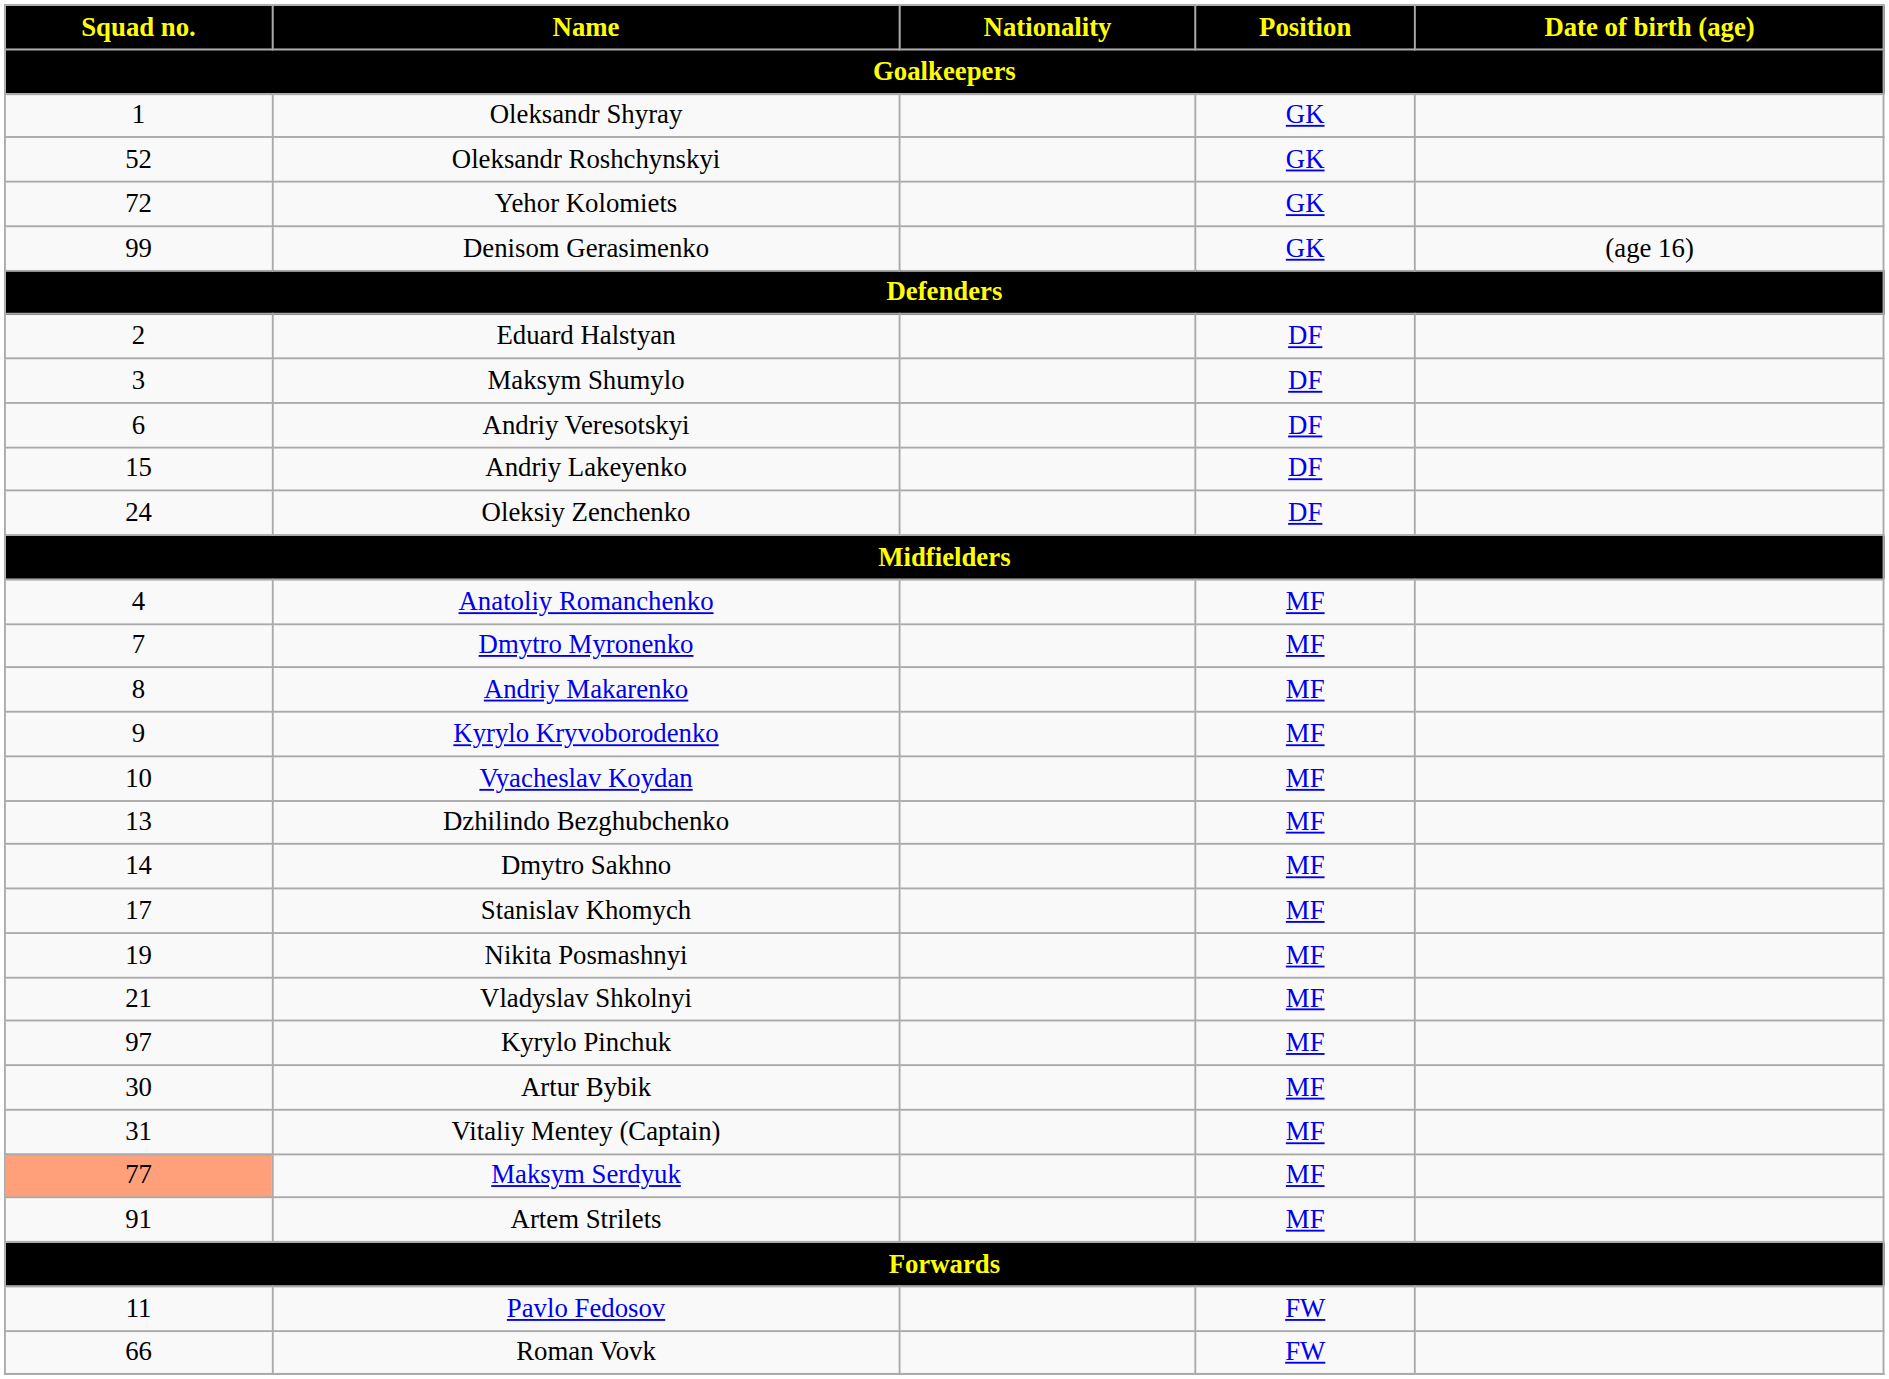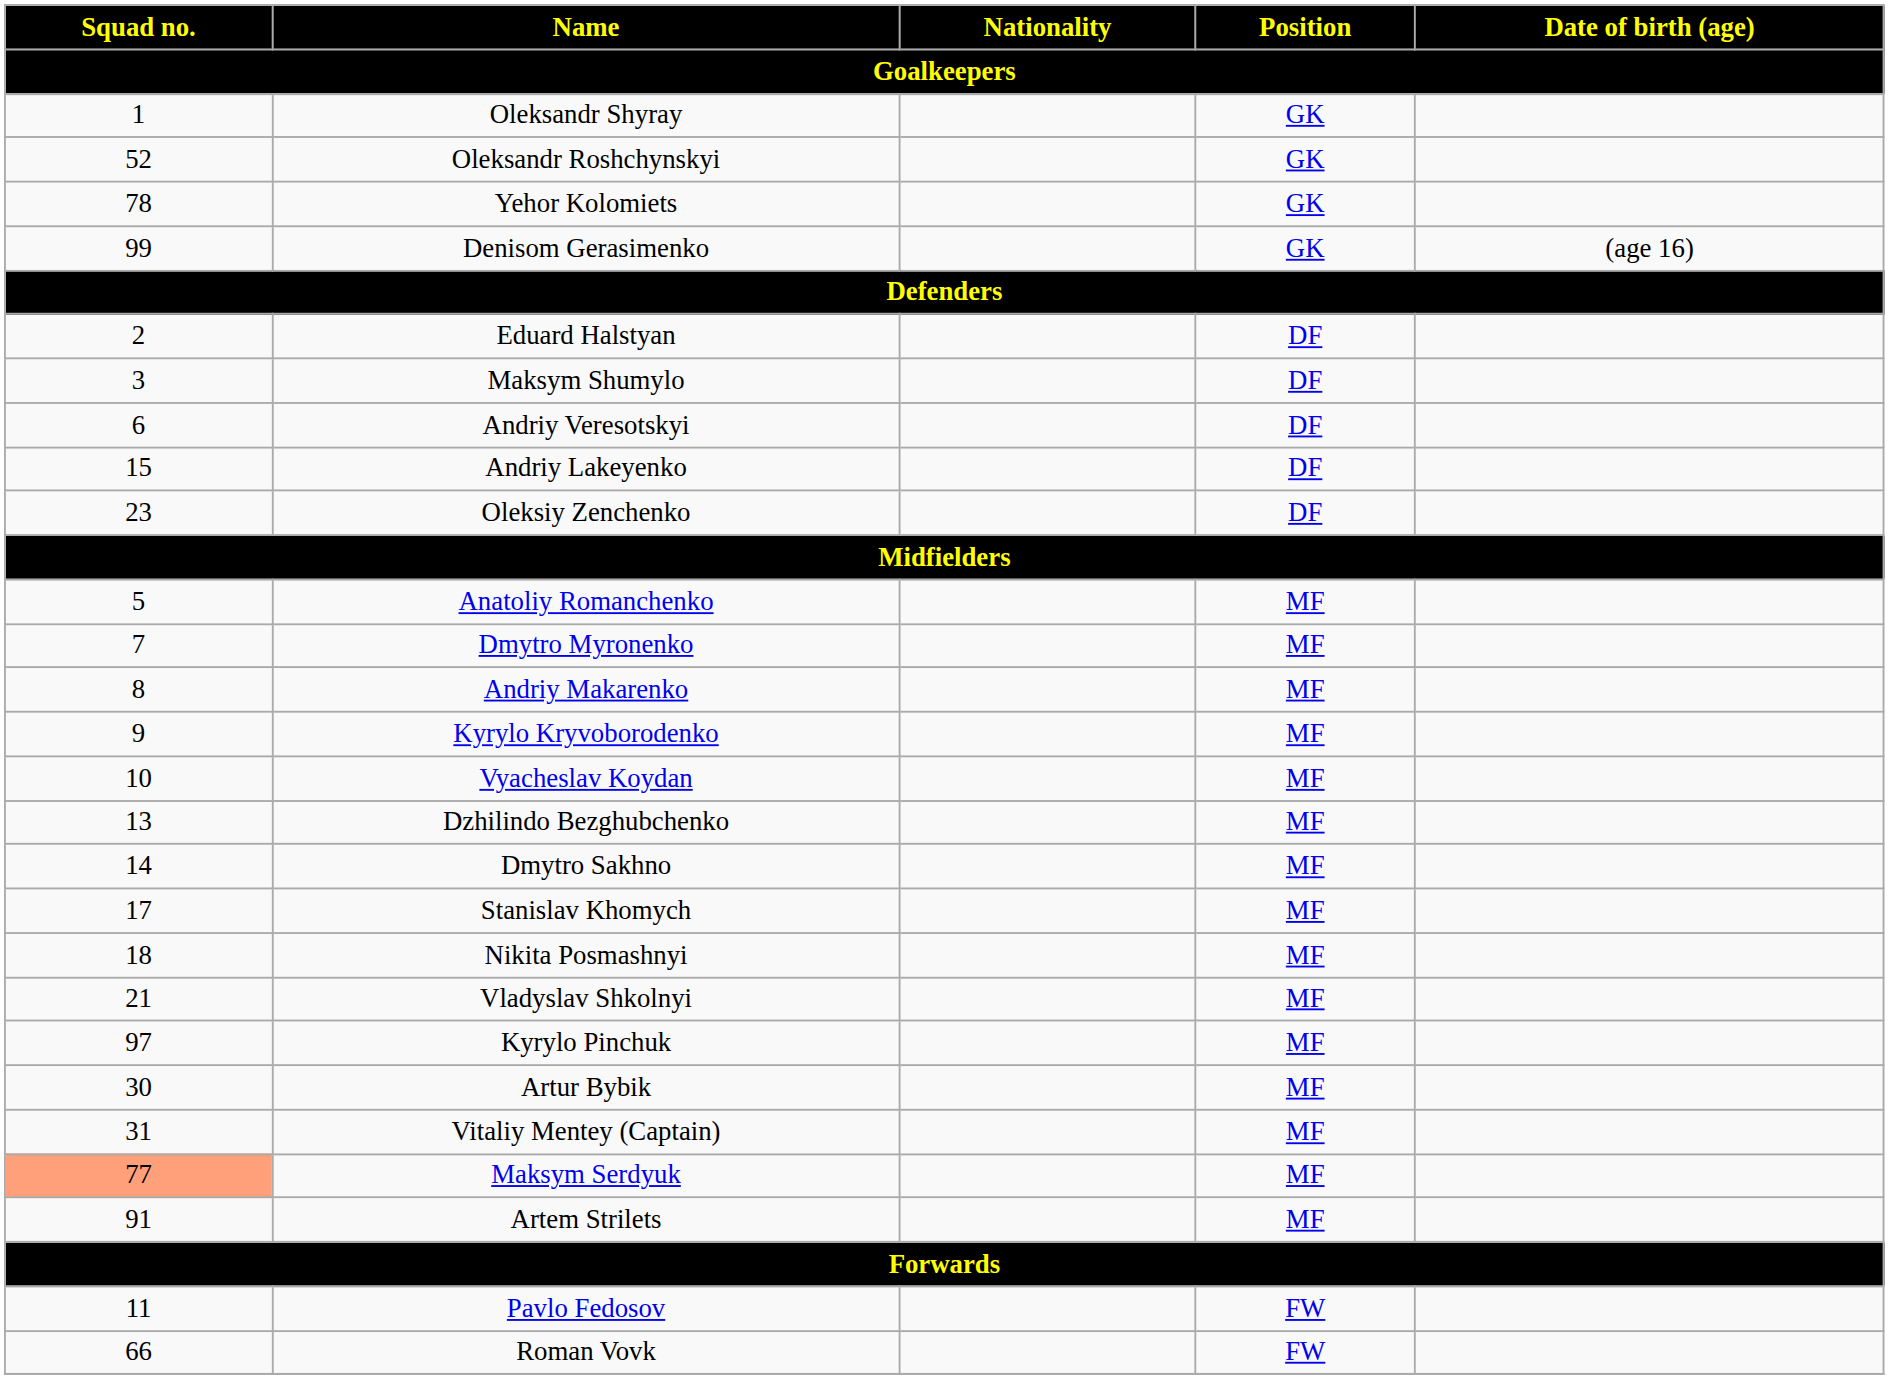(139, 203) 72 -> (139, 203) 78
(139, 512) 24 -> (139, 512) 23
(139, 601) 4 -> (139, 601) 5
(139, 954) 19 -> (139, 954) 18
